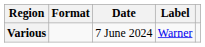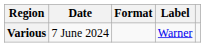columns swapped: (124, 13) <-> (71, 13)
